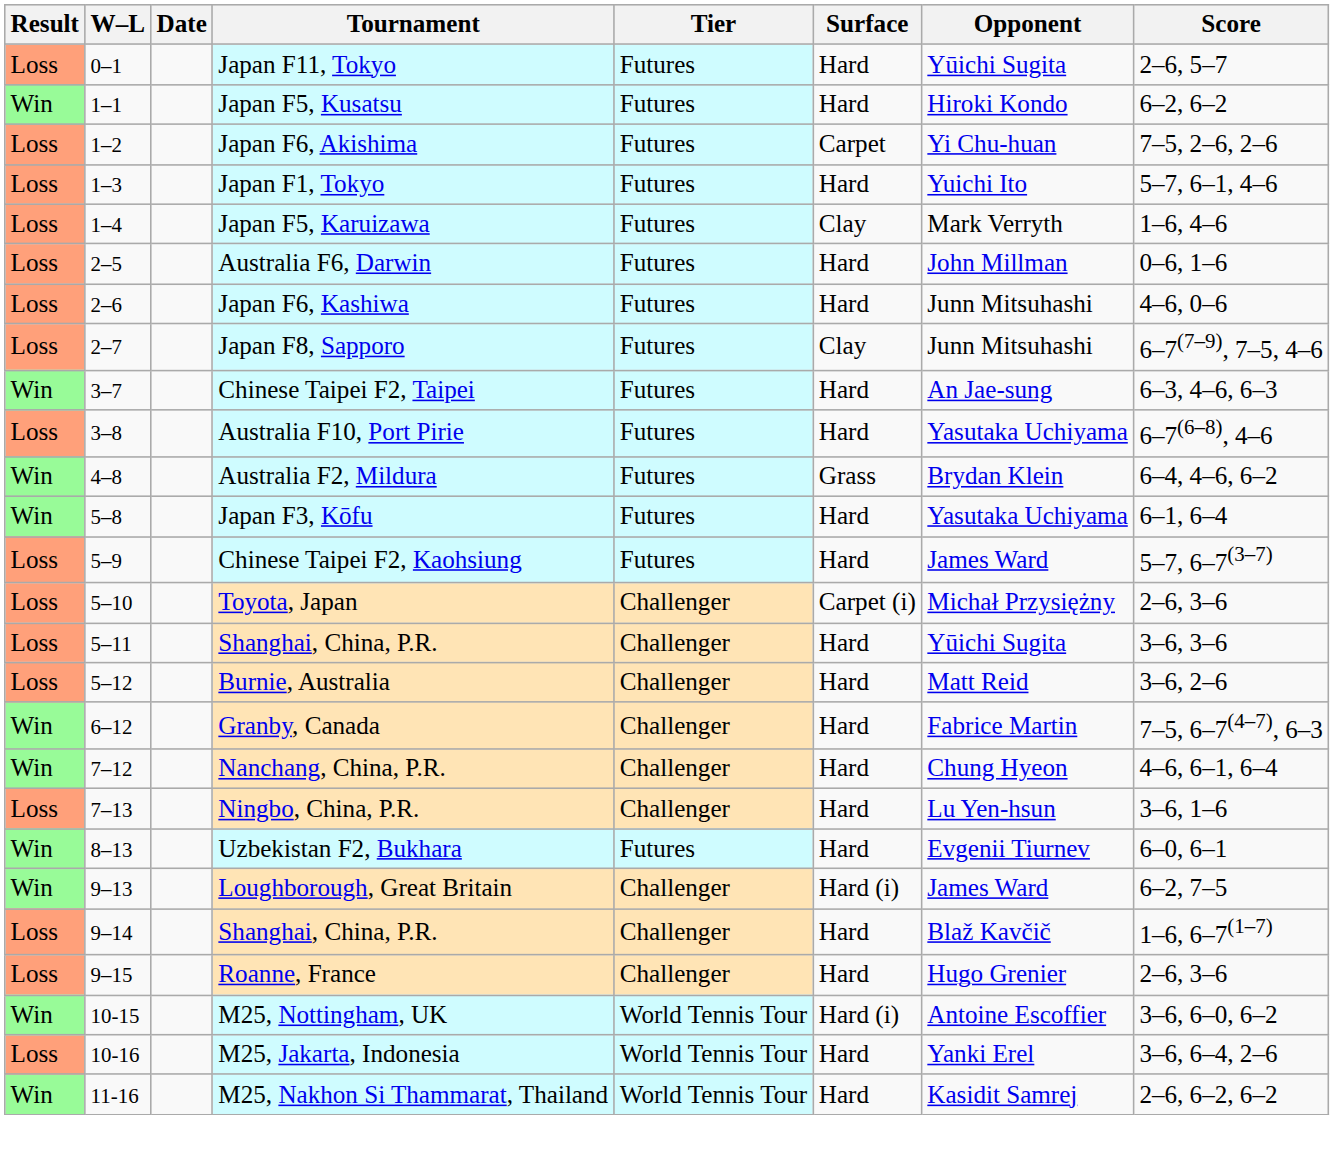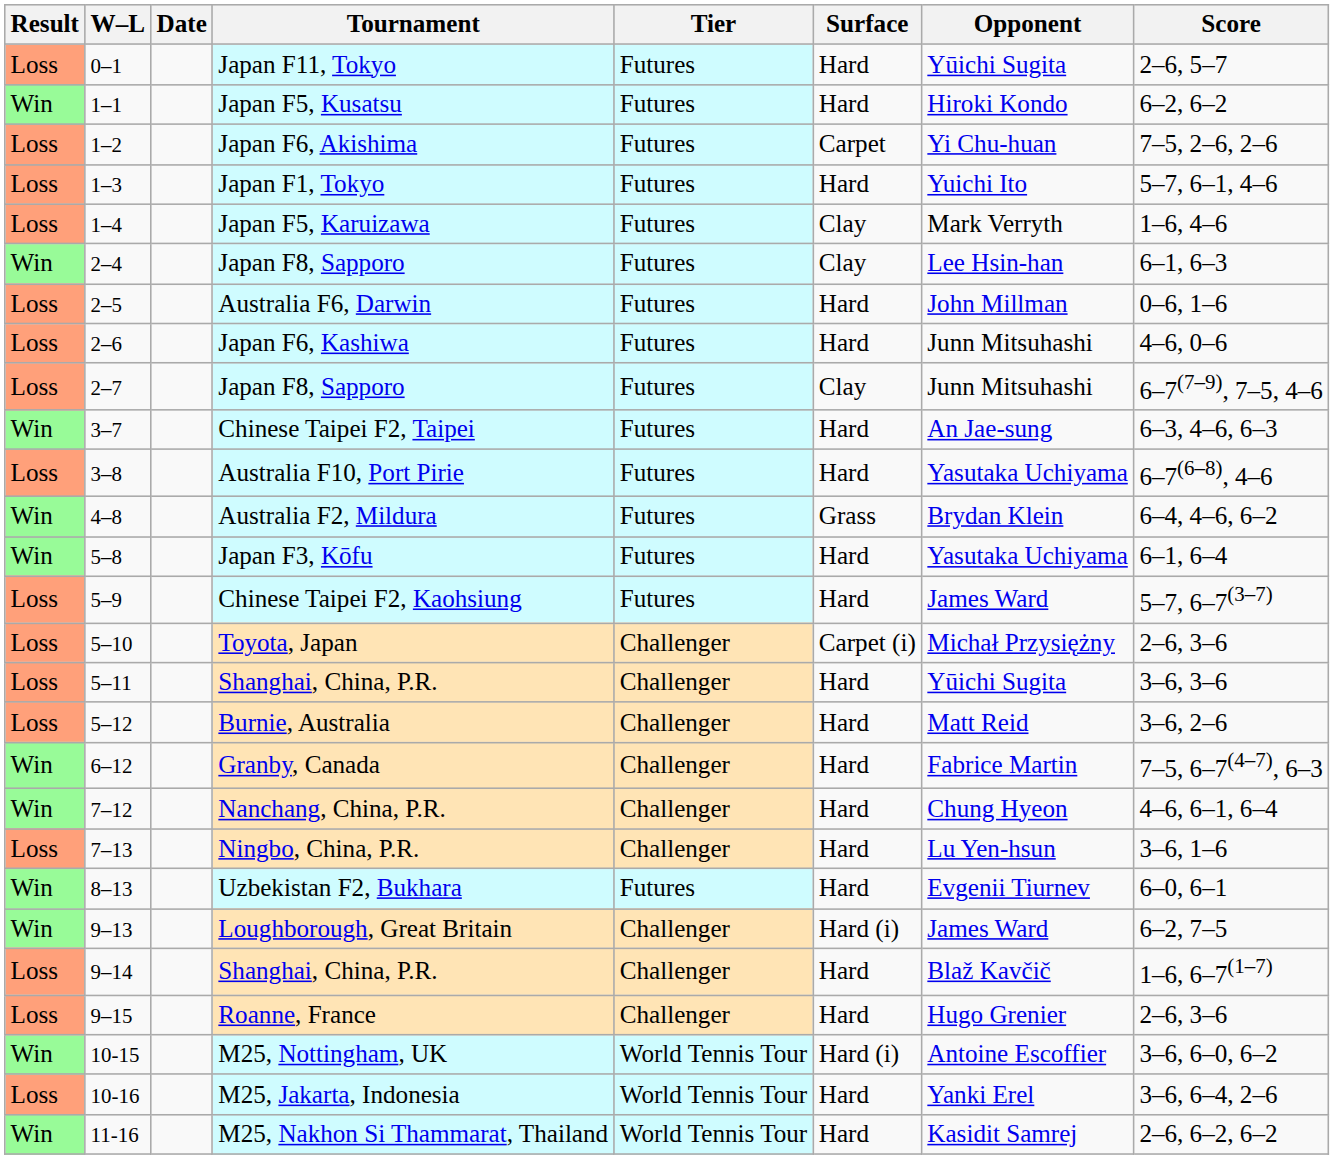+ row: (106, 265)
